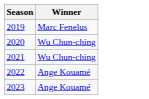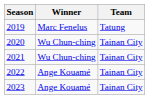+ column: (121, 12)
